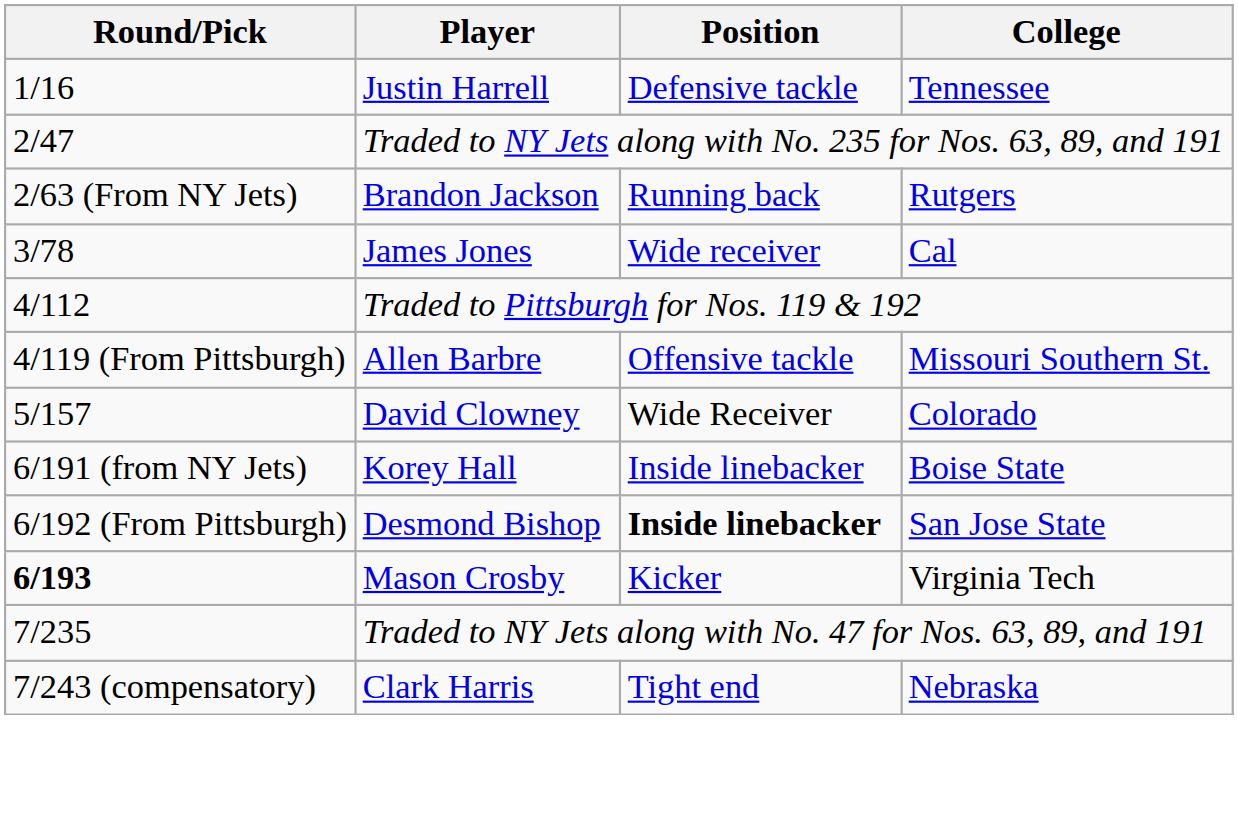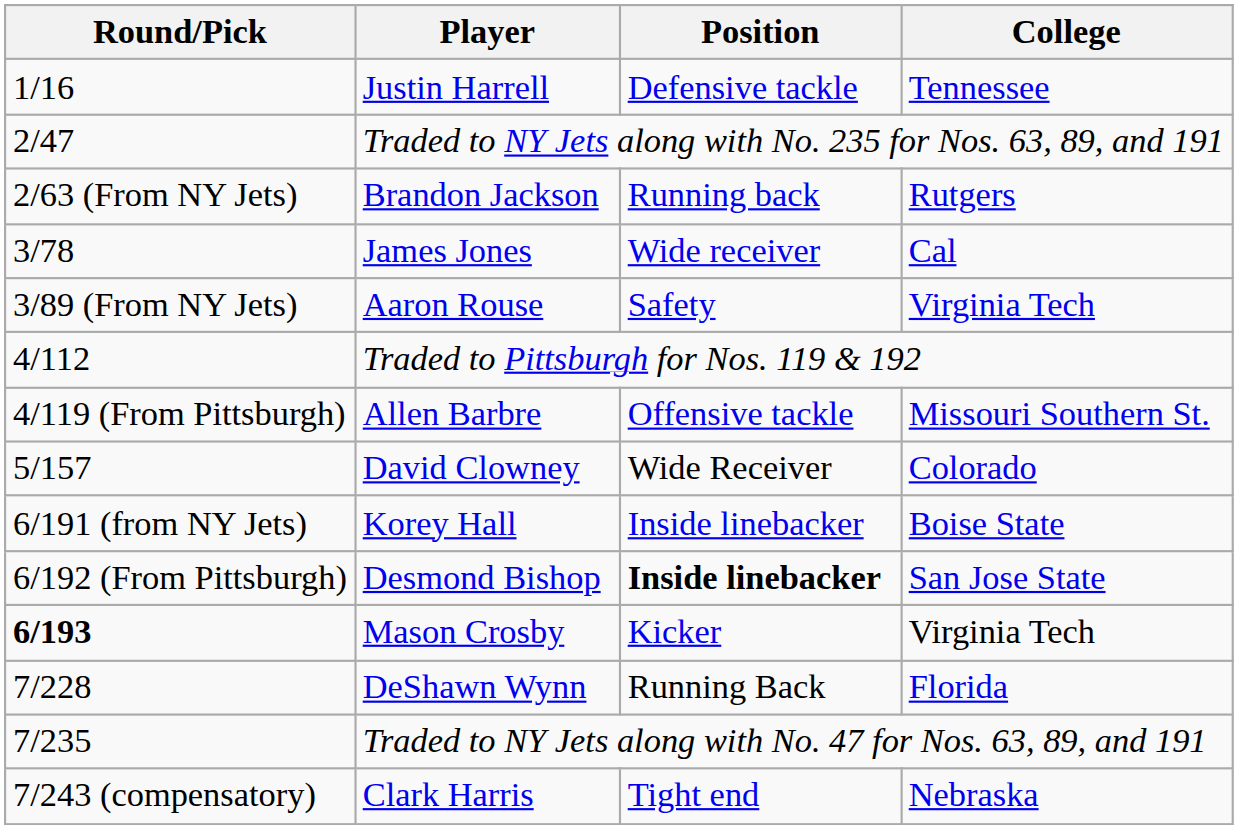+ row: (453, 304)
+ row: (475, 686)
